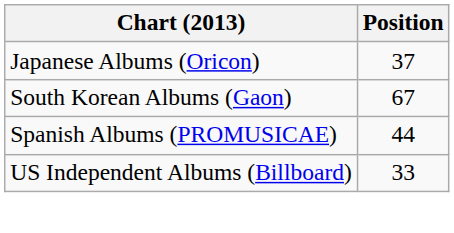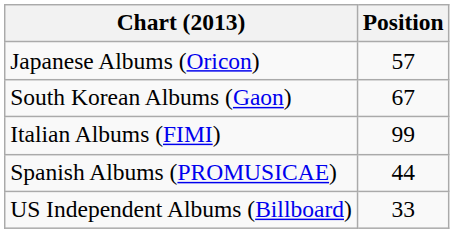(403, 60) 37 -> (403, 60) 57
+ row: (115, 135)
